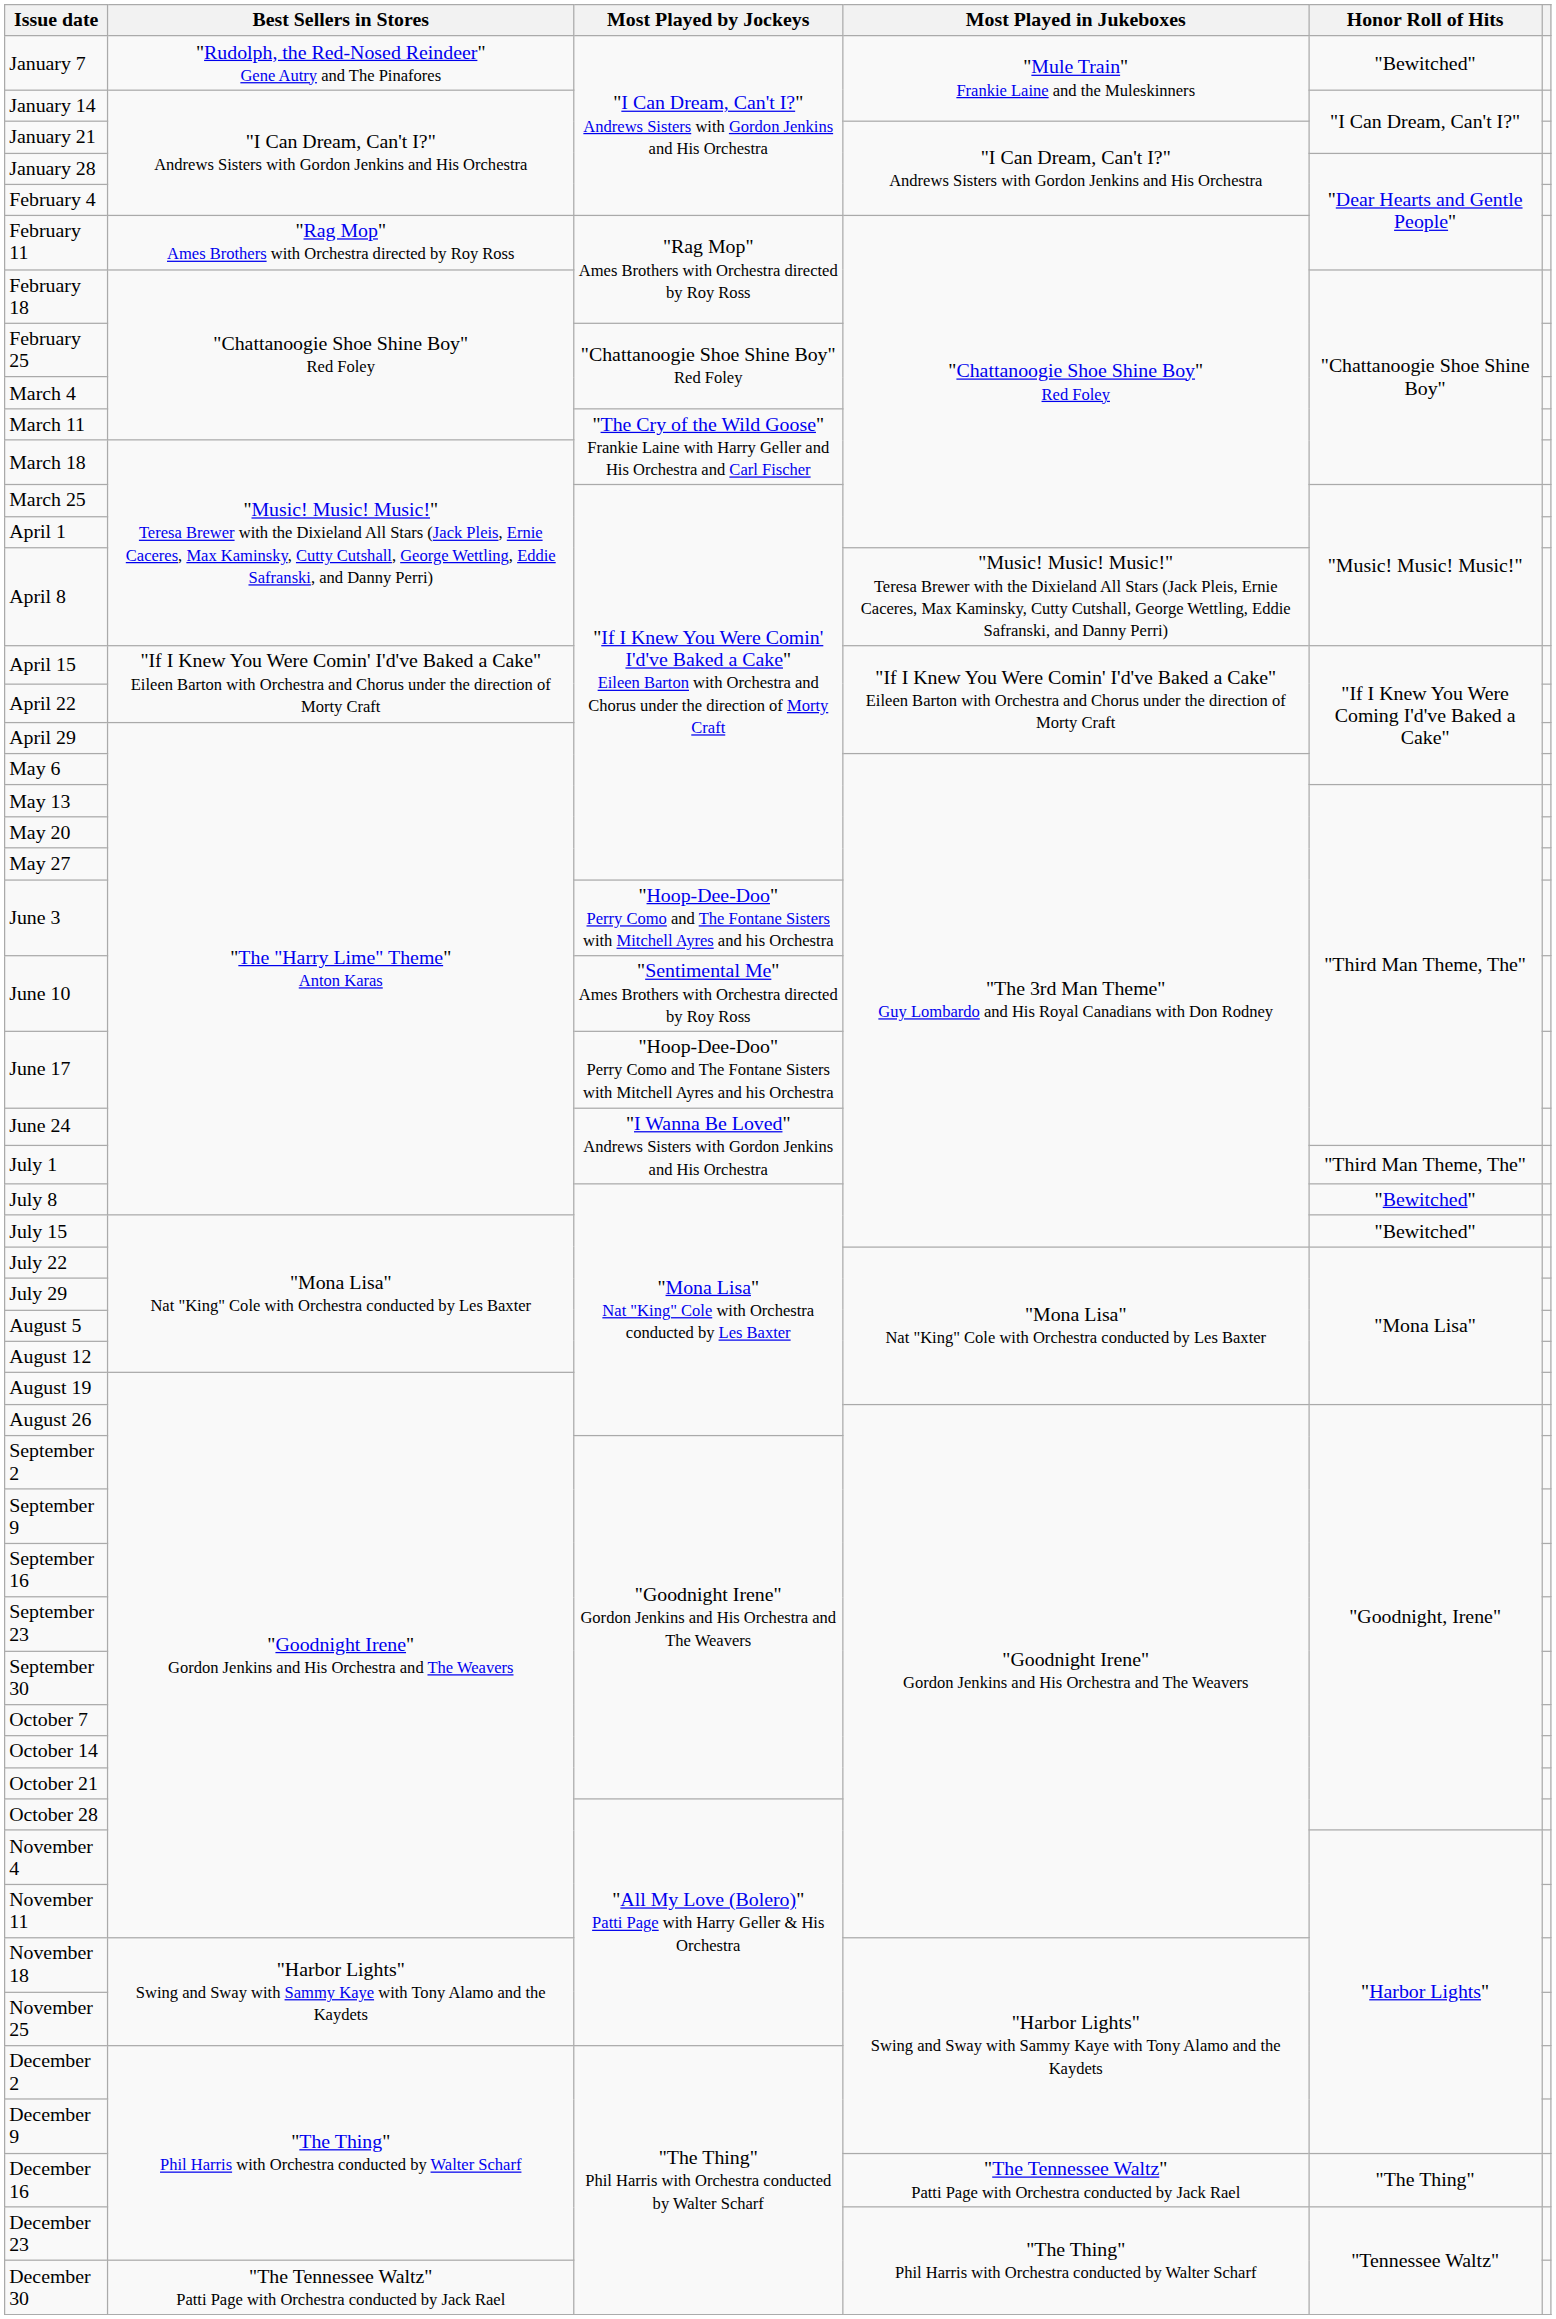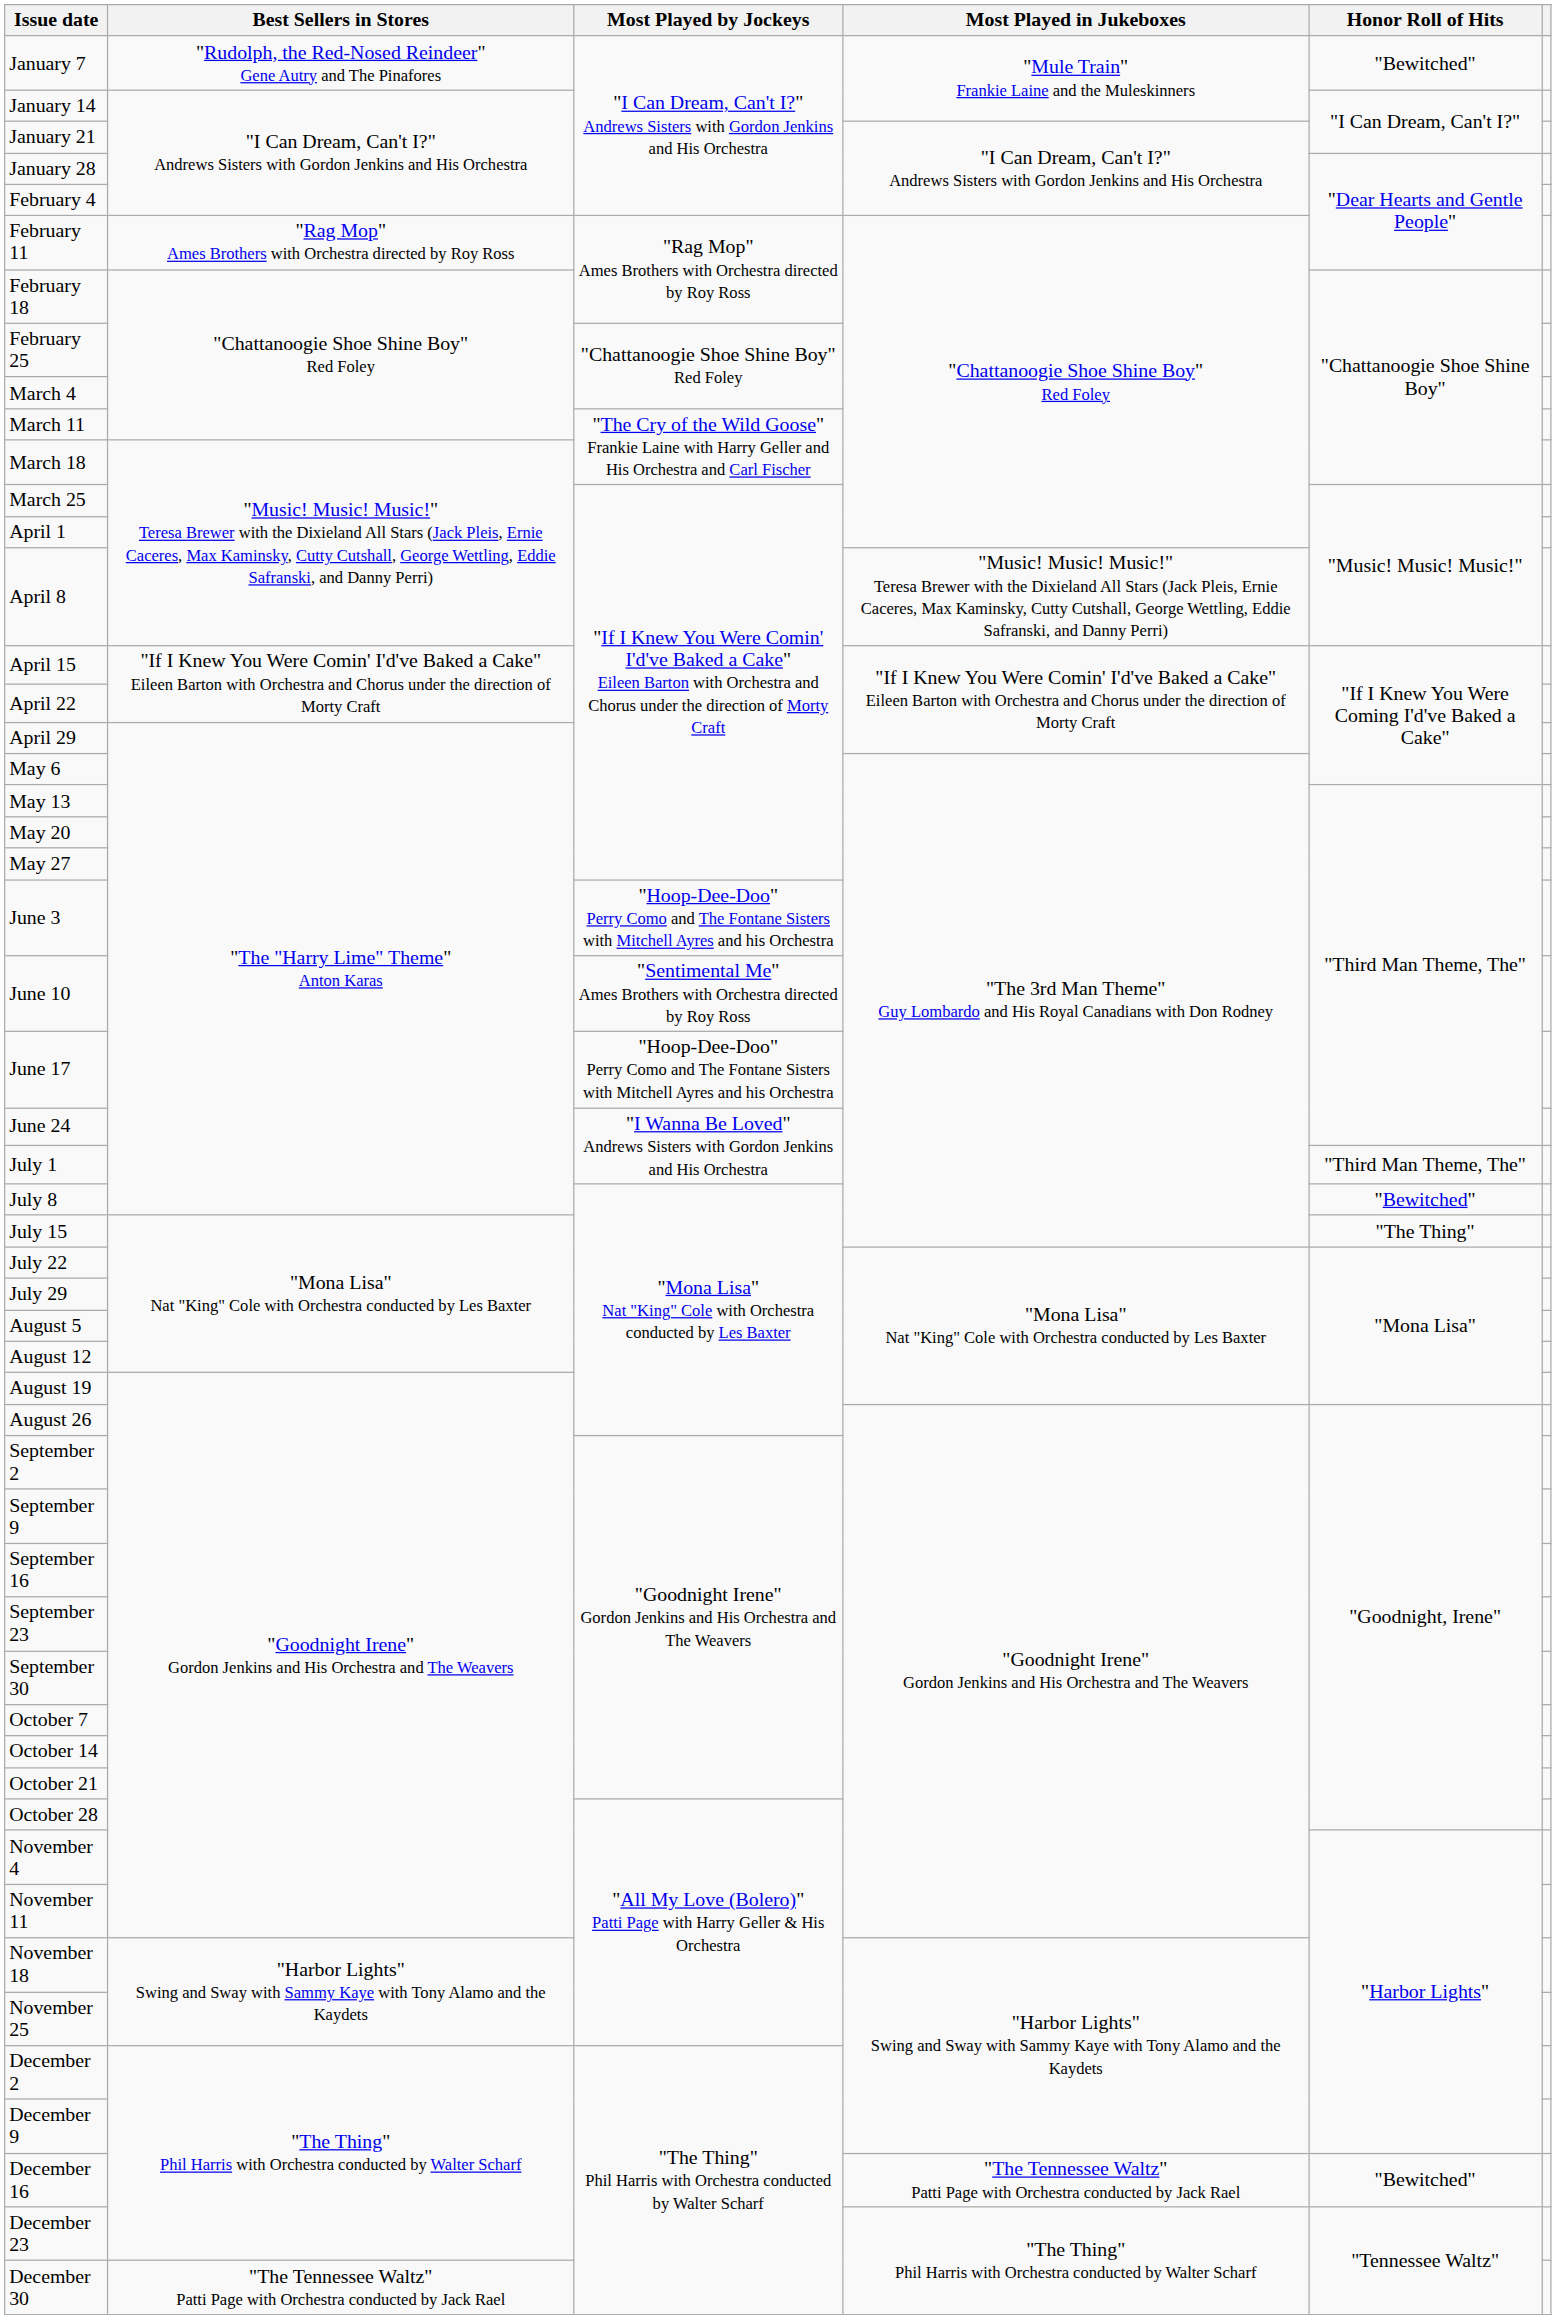(1425, 1230) "Bewitched" -> (1425, 1230) "The Thing"
(1425, 2179) "The Thing" -> (1425, 2179) "Bewitched"
